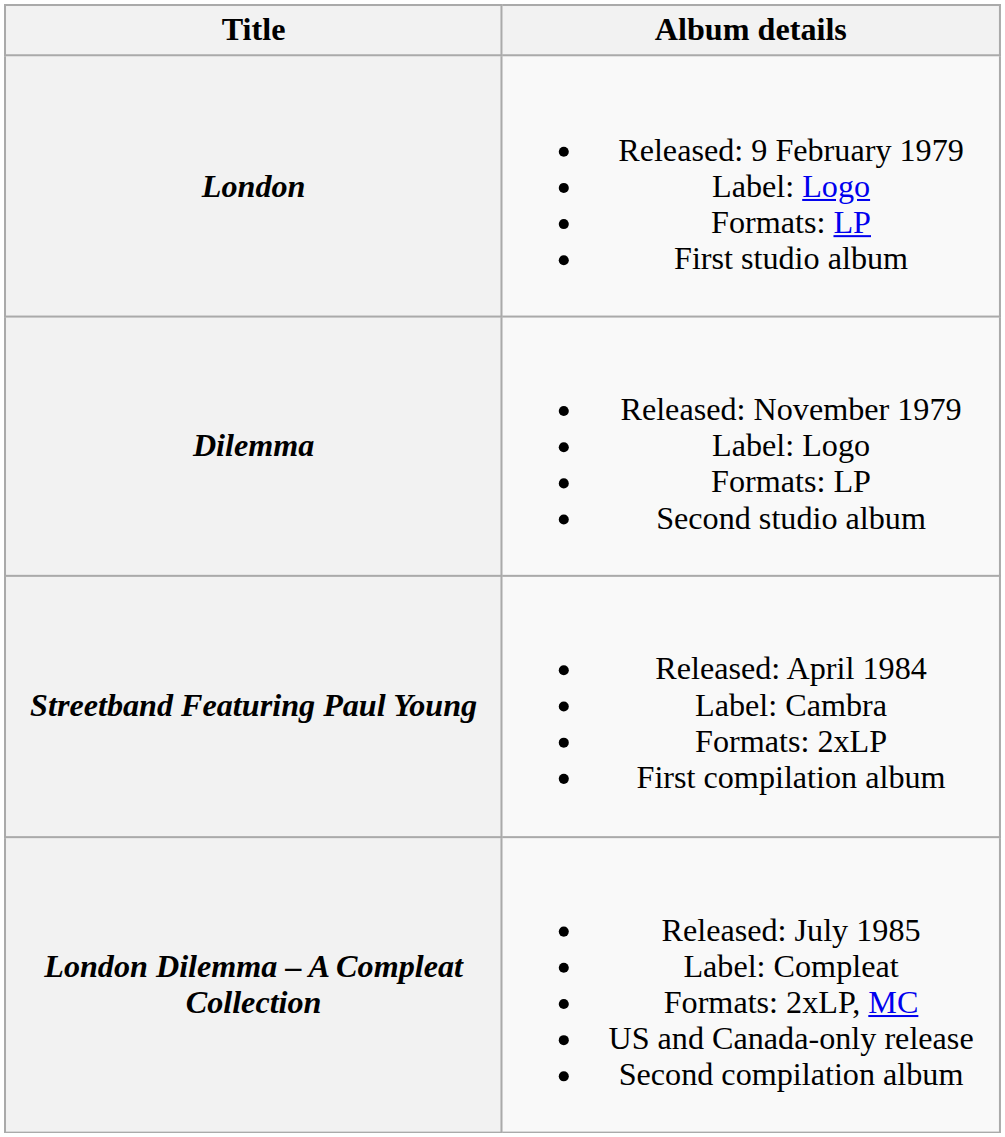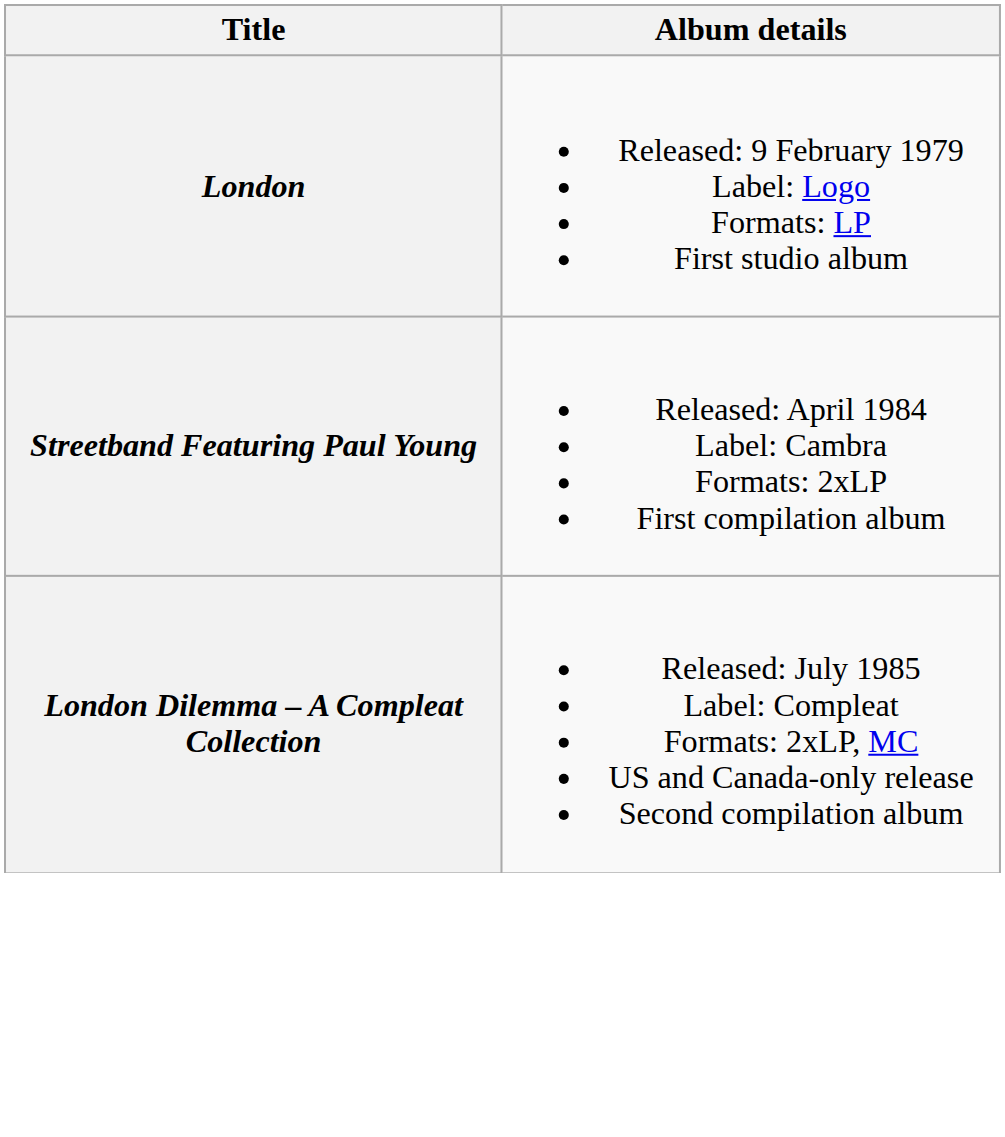- row: (254, 445)
